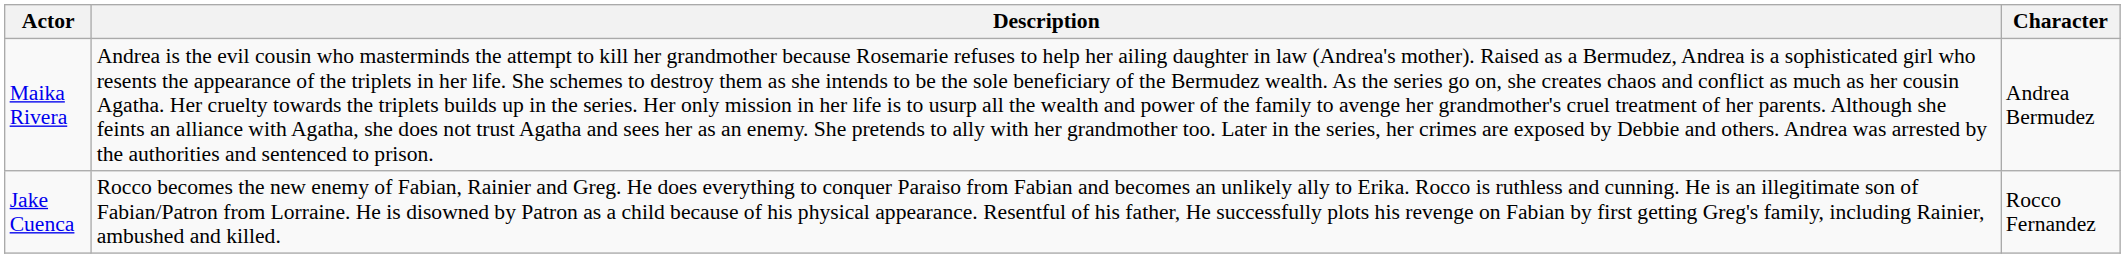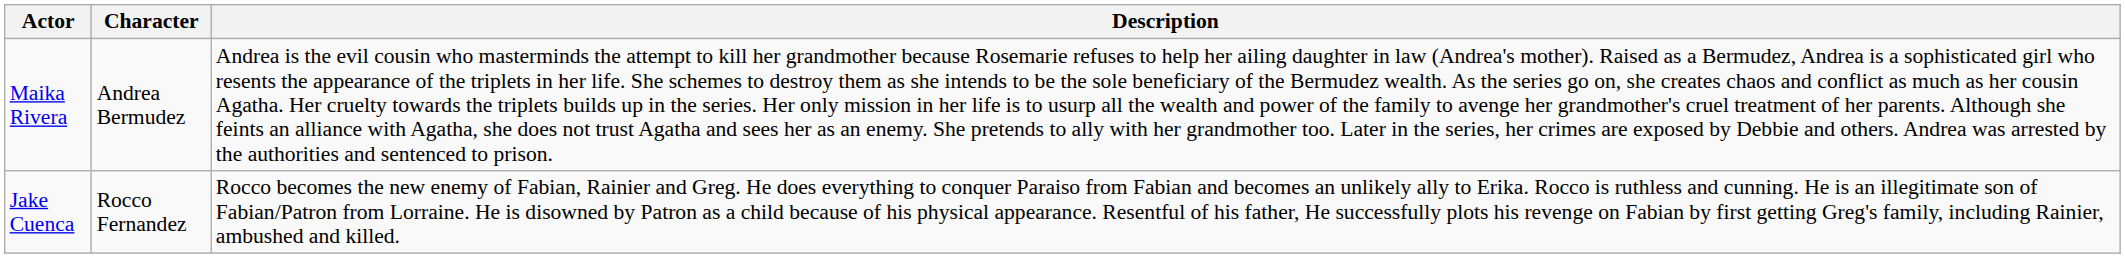columns swapped: (2060, 21) <-> (1046, 21)
